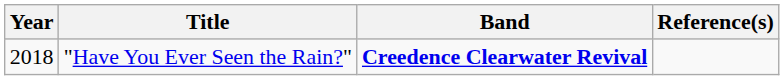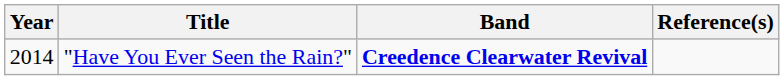(32, 56) 2018 -> (32, 56) 2014
